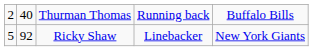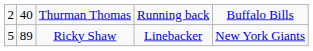(26, 35) 92 -> (26, 35) 89
